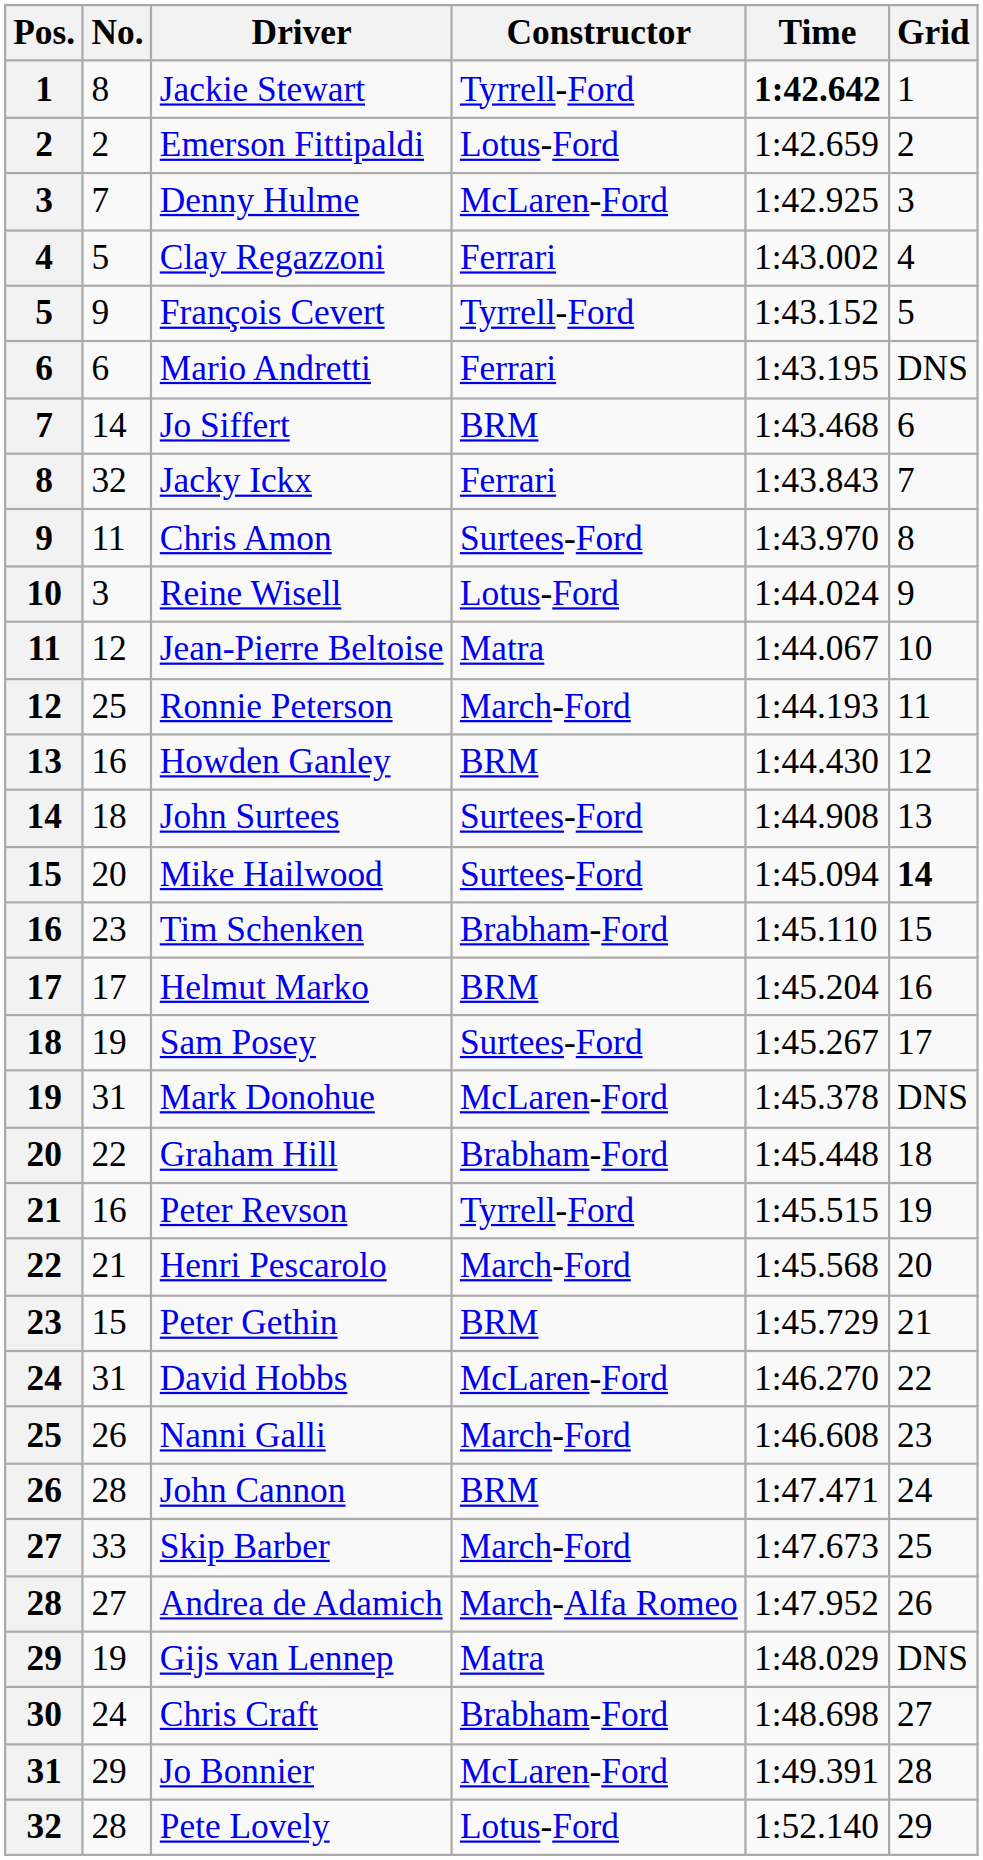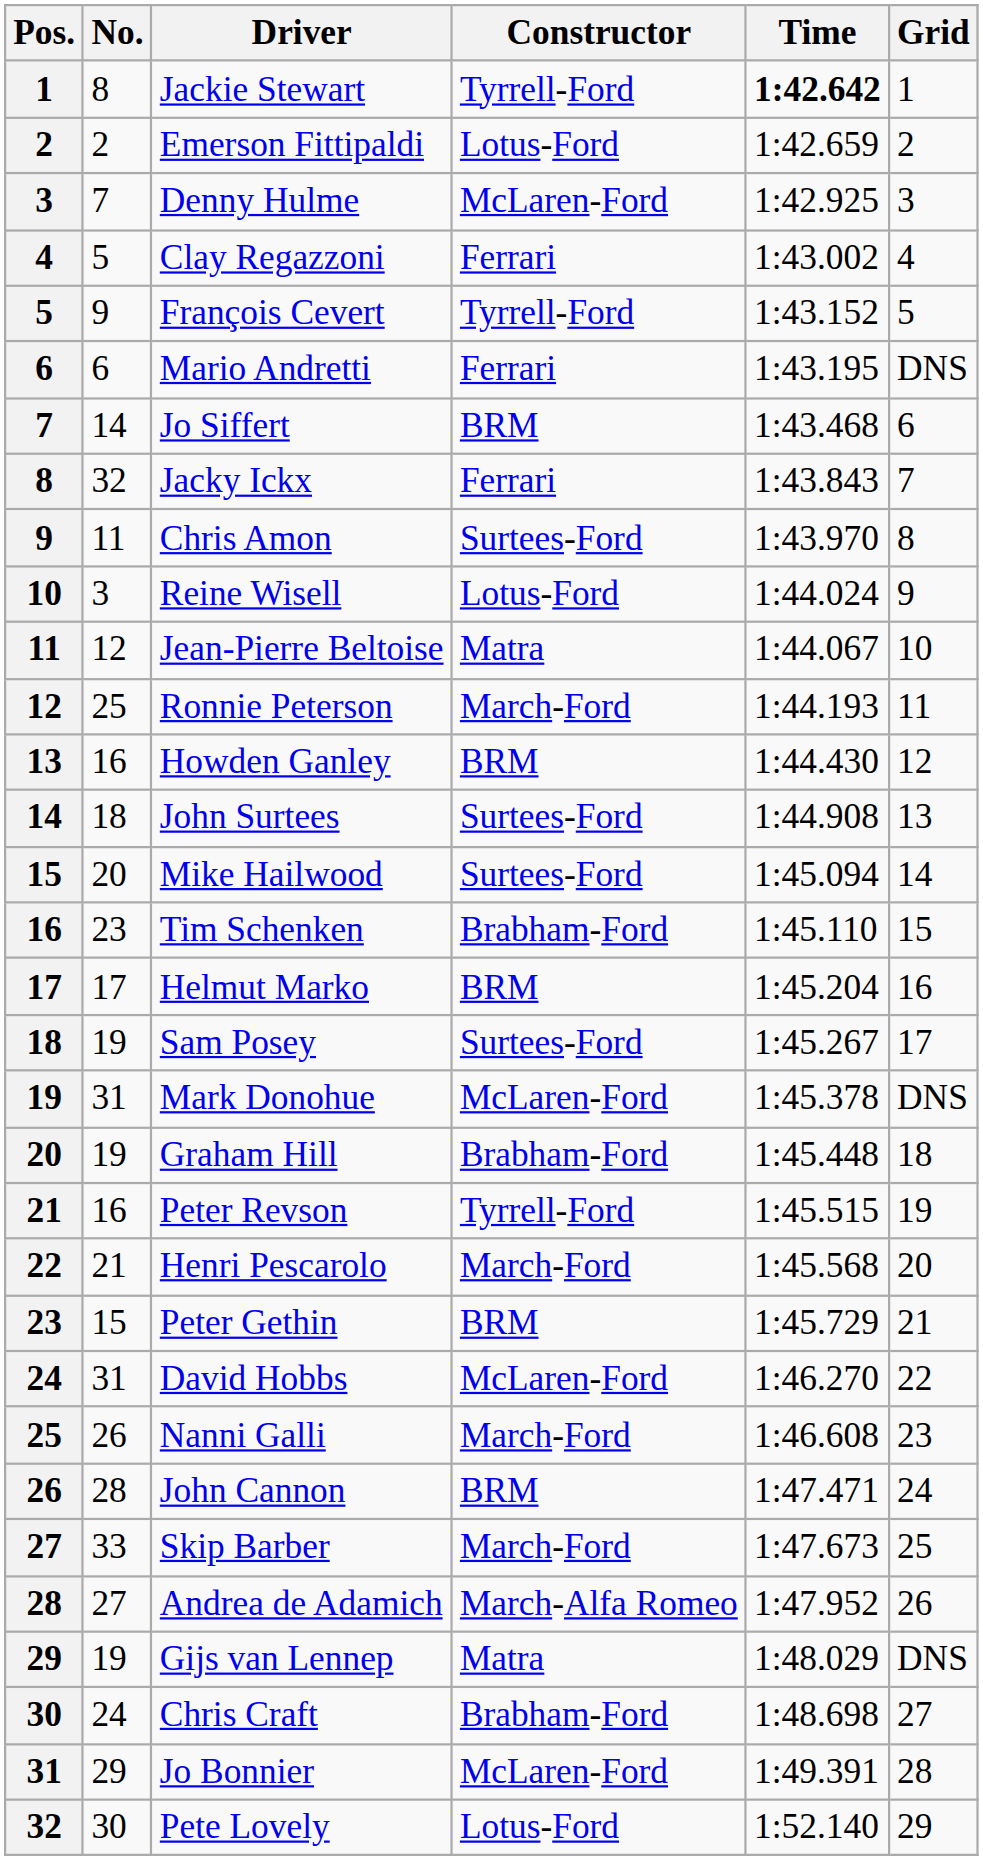(915, 873) bold -> (915, 873) normal
(109, 1154) 22 -> (109, 1154) 19
(109, 1827) 28 -> (109, 1827) 30
